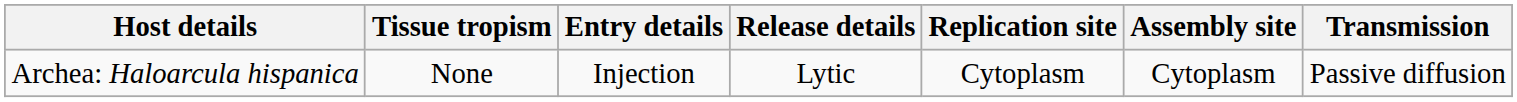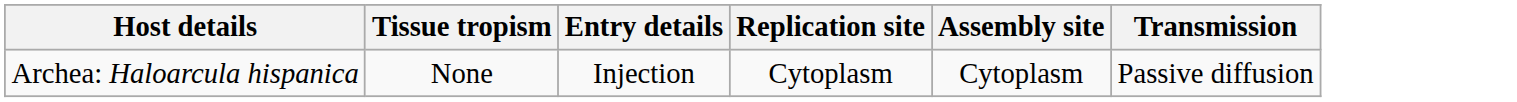- column: (826, 27)
